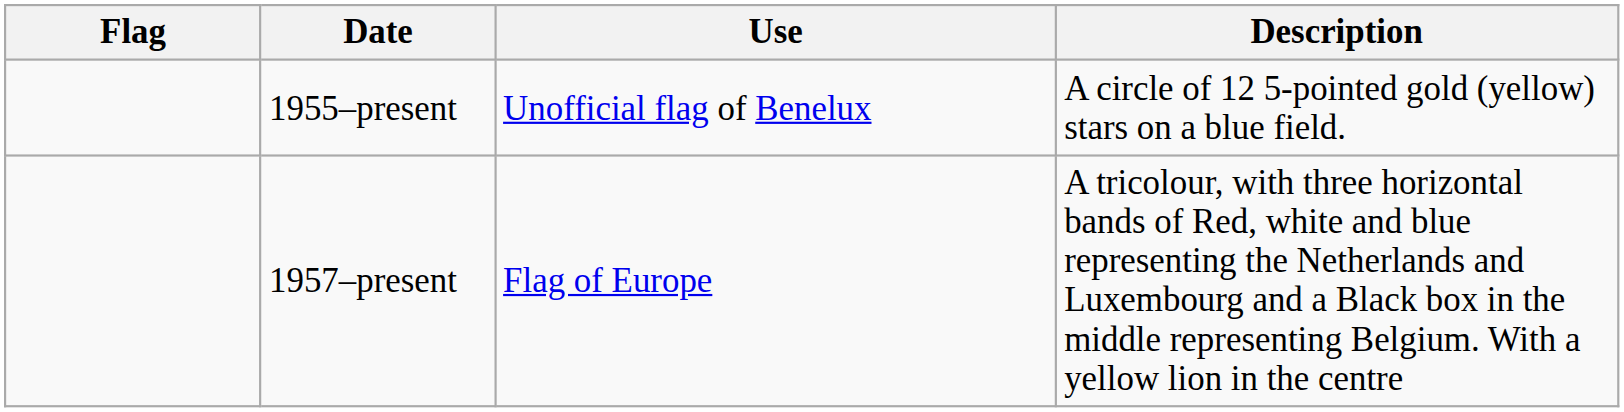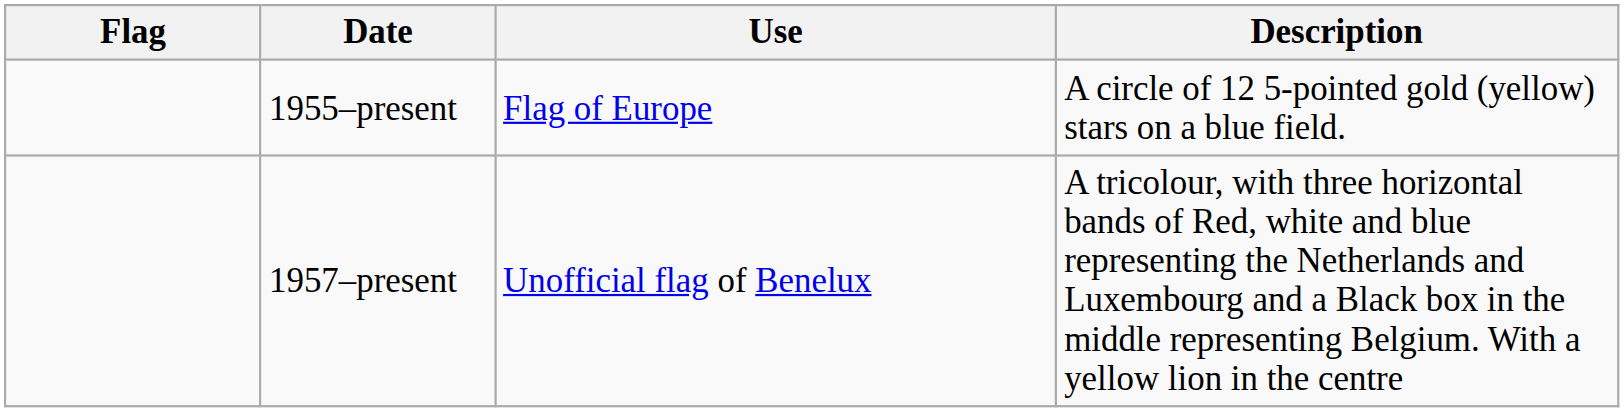(687, 107) Unofficial flag of Benelux -> (608, 107) Flag of Europe
(608, 280) Flag of Europe -> (687, 280) Unofficial flag of Benelux
